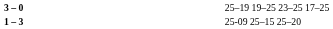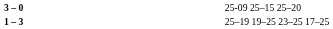(277, 8) 25–19 19–25 23–25 17–25 -> (263, 8) 25-09 25–15 25–20
(263, 21) 25-09 25–15 25–20 -> (277, 21) 25–19 19–25 23–25 17–25
